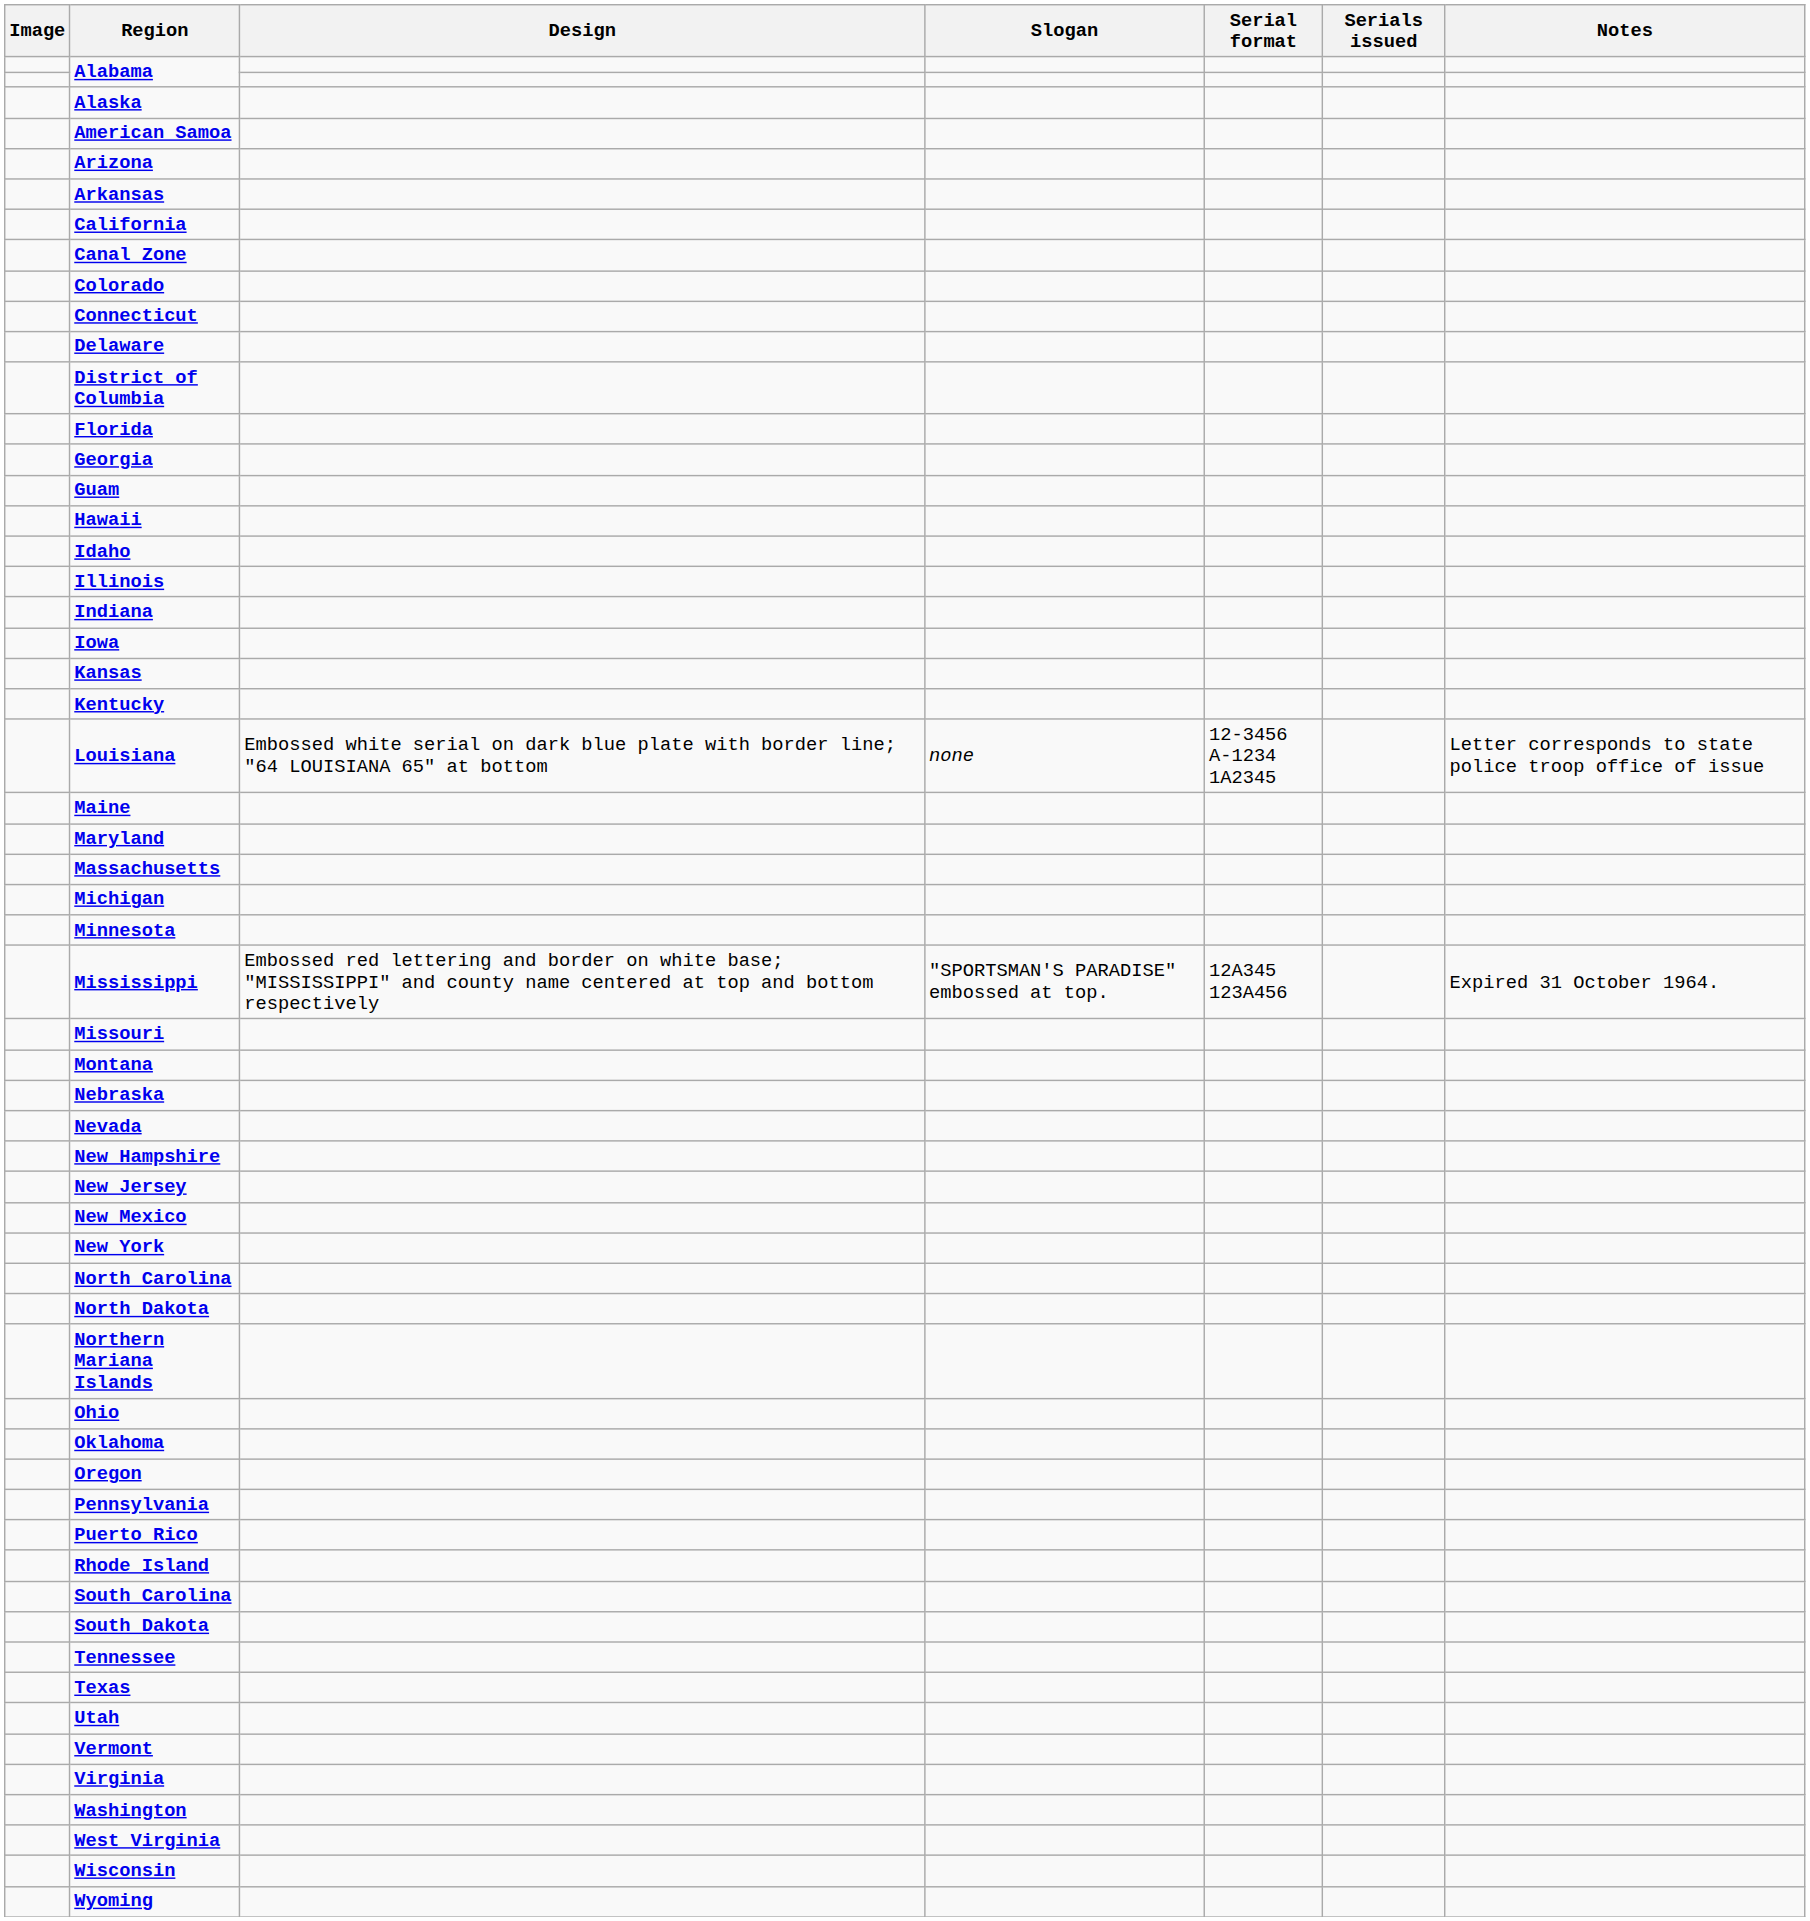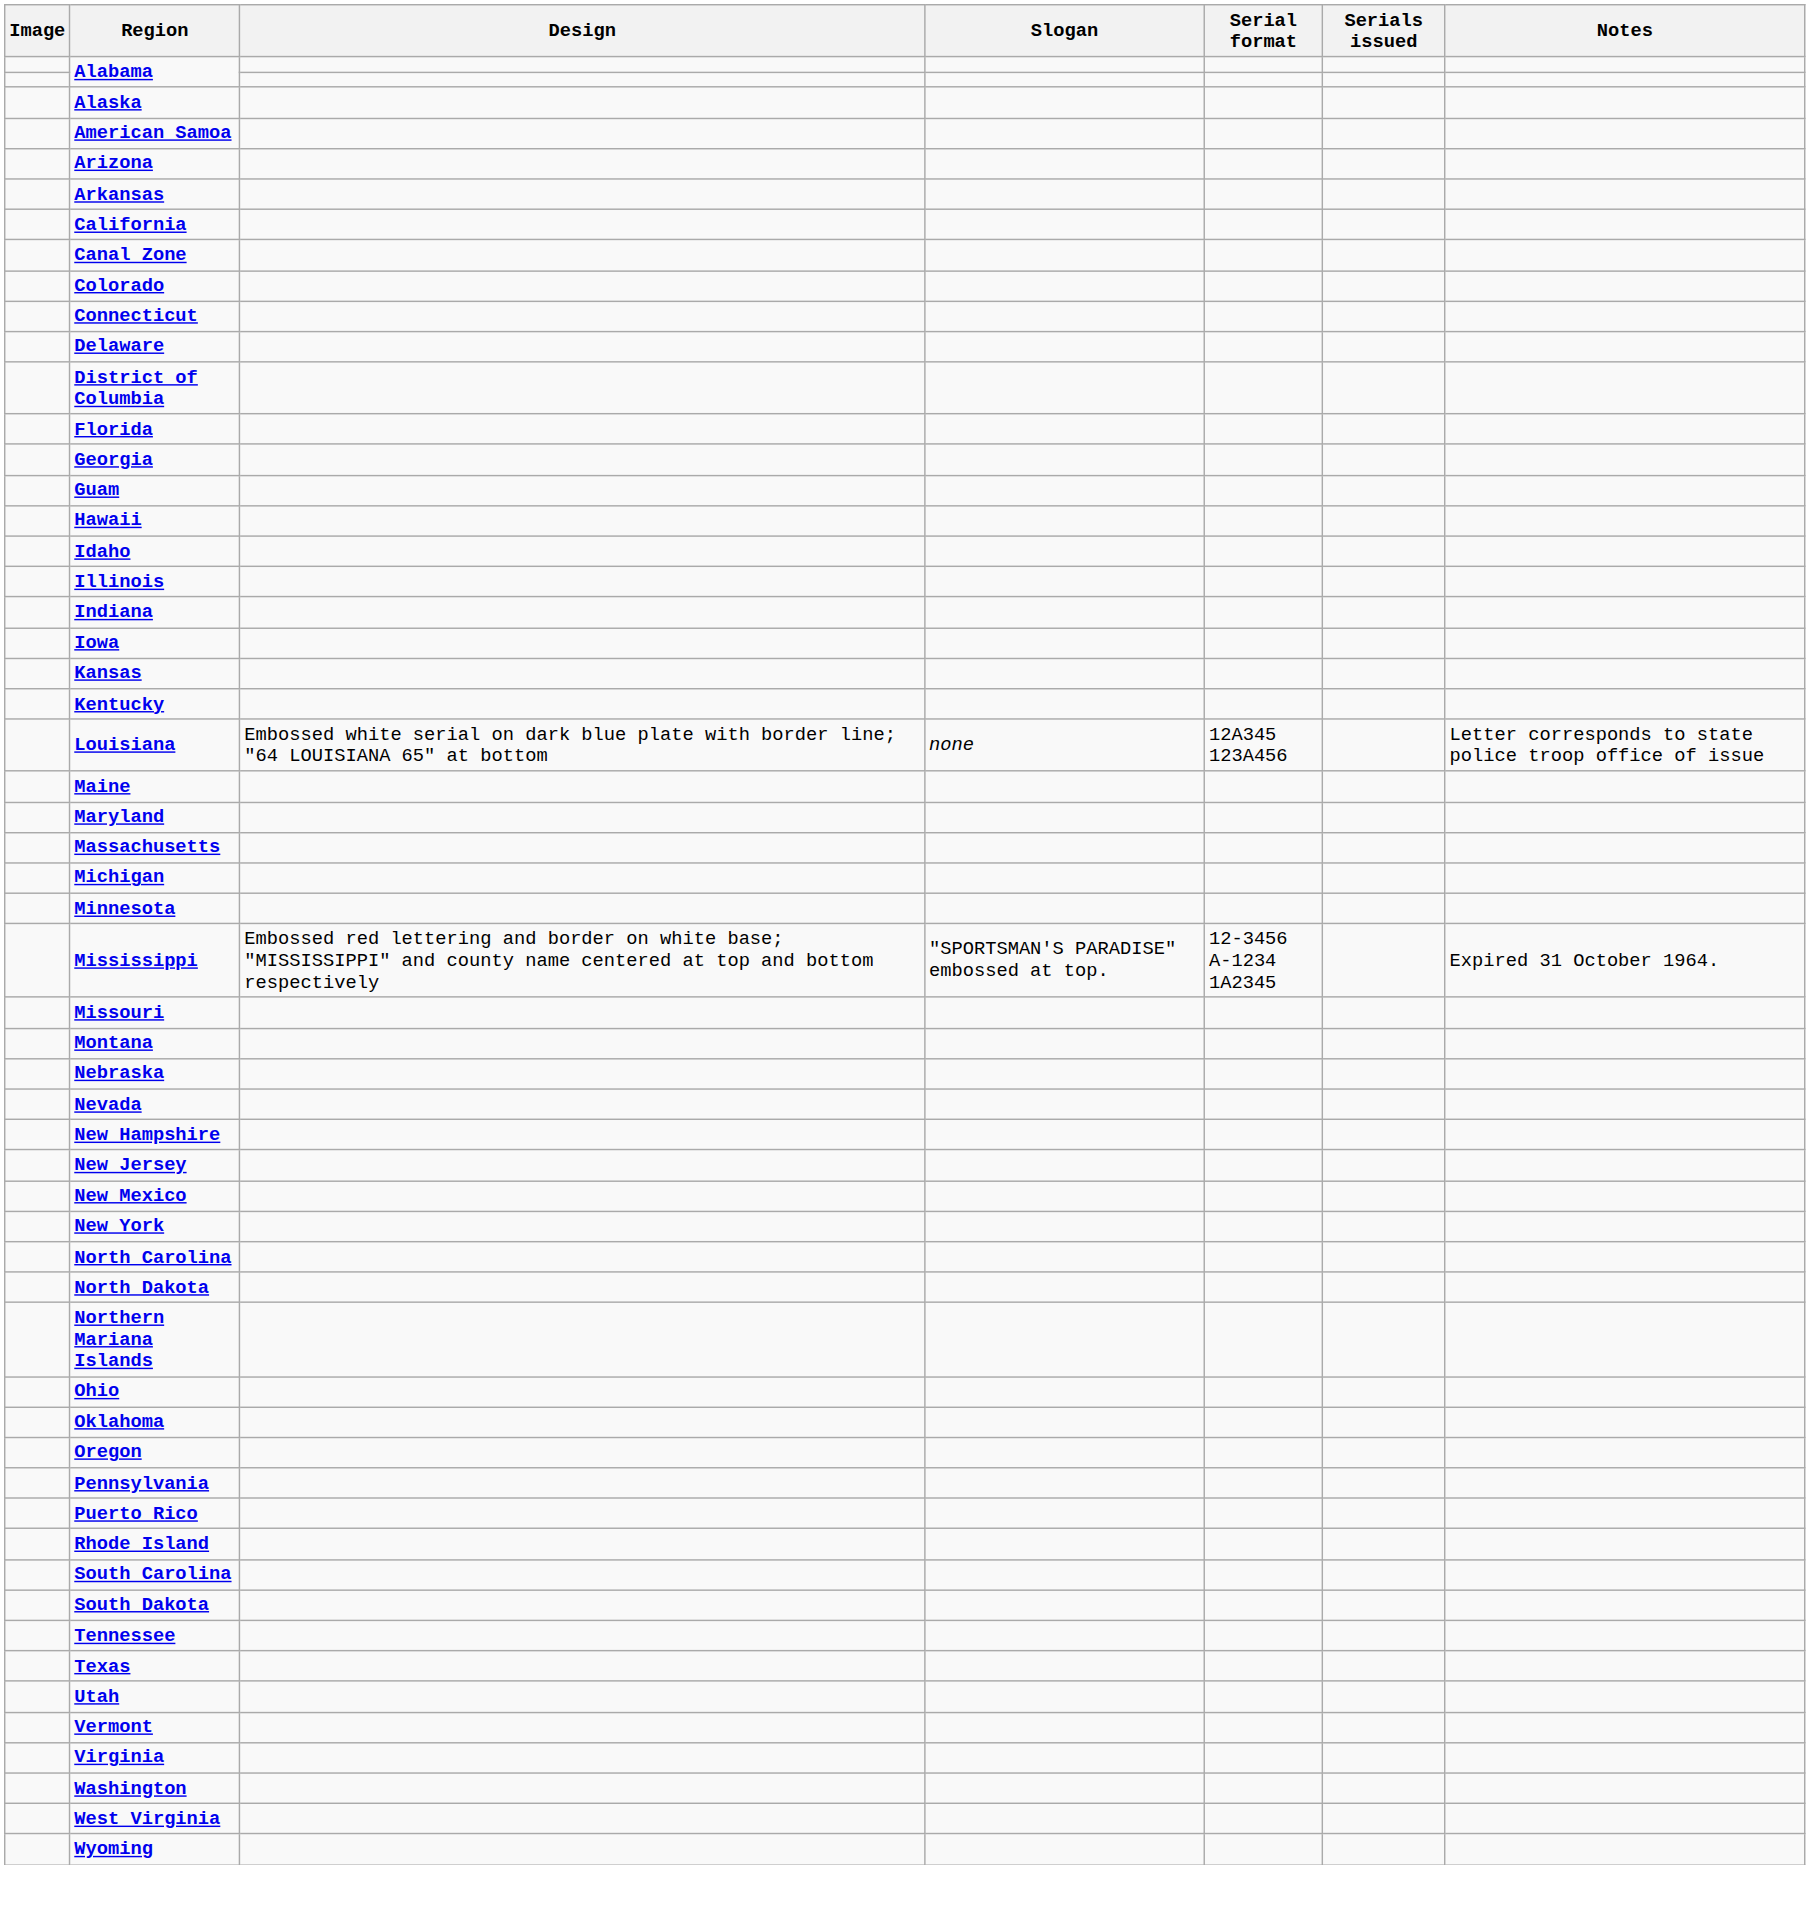(1248, 756) 12-3456 A-1234 1A2345 -> (1248, 745) 12A345 123A456
(1248, 982) 12A345 123A456 -> (1248, 961) 12-3456 A-1234 1A2345
- row: (125, 1871)
